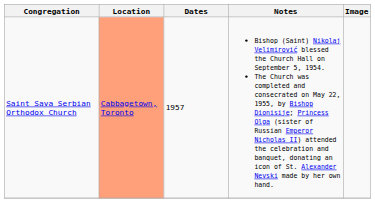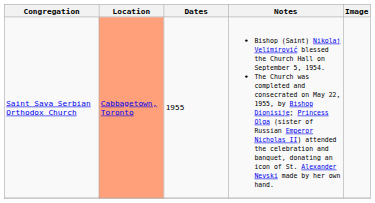(175, 108) 1957 -> (175, 108) 1955
